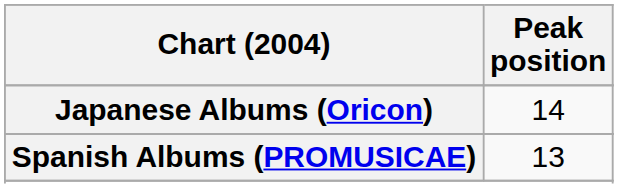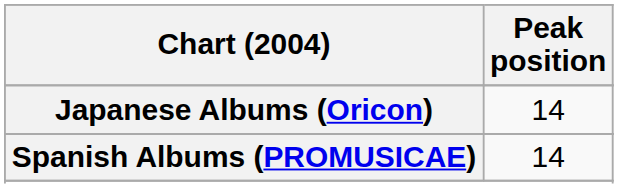(548, 156) 13 -> (548, 156) 14
